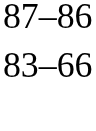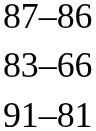+ row: (48, 114)
